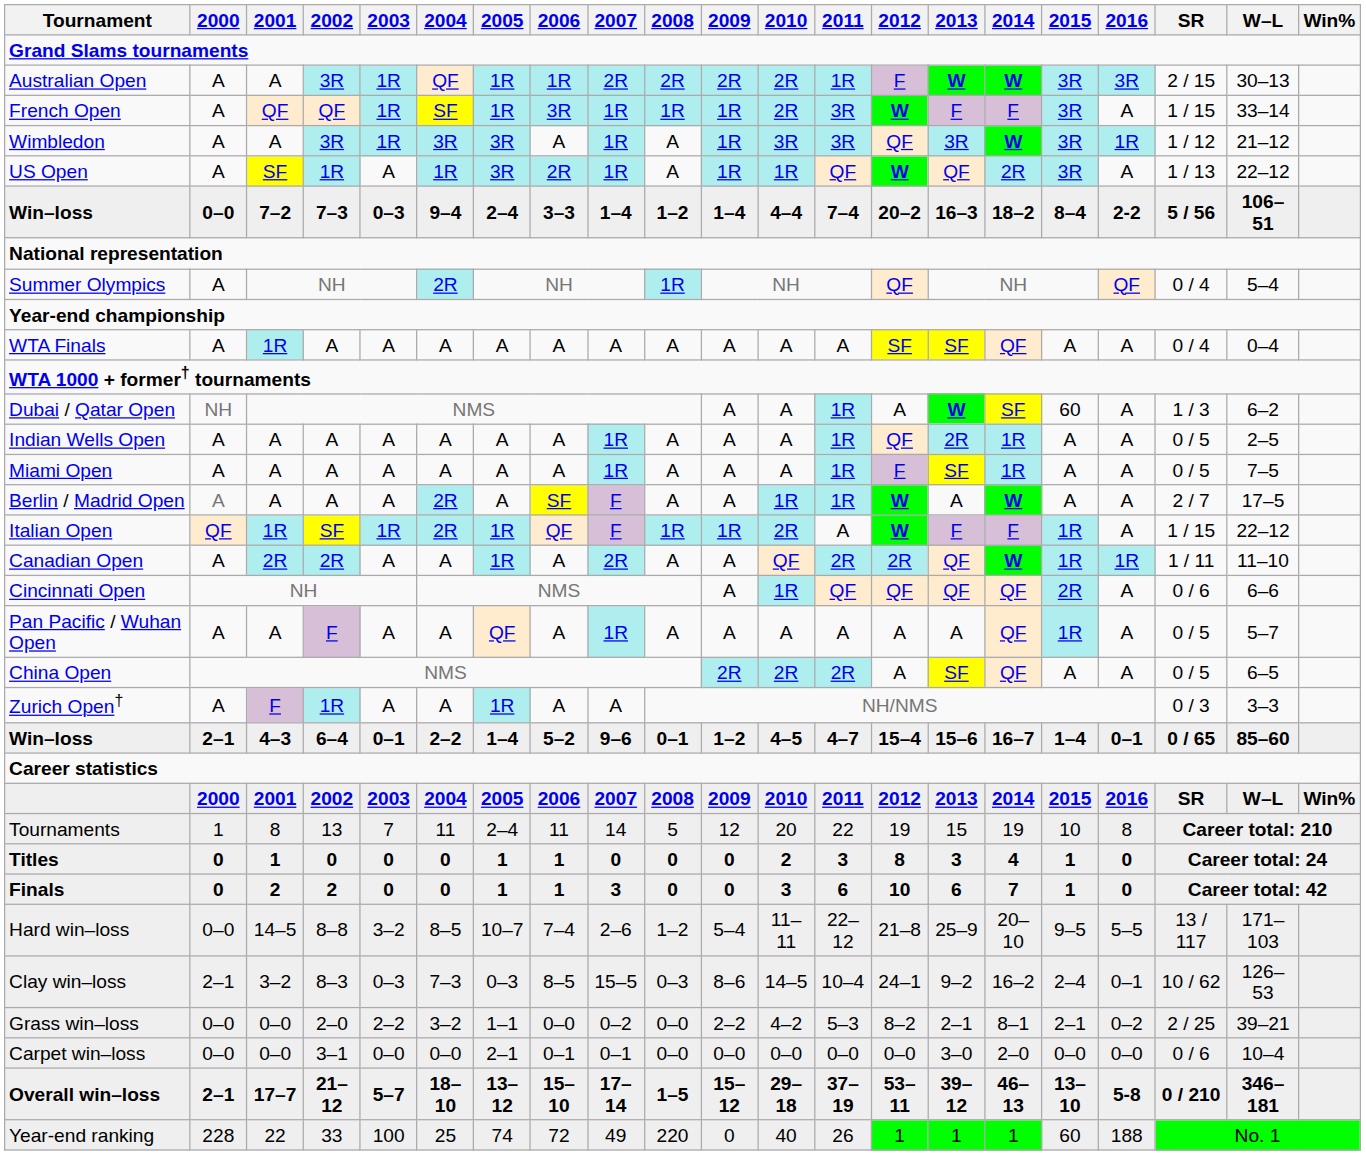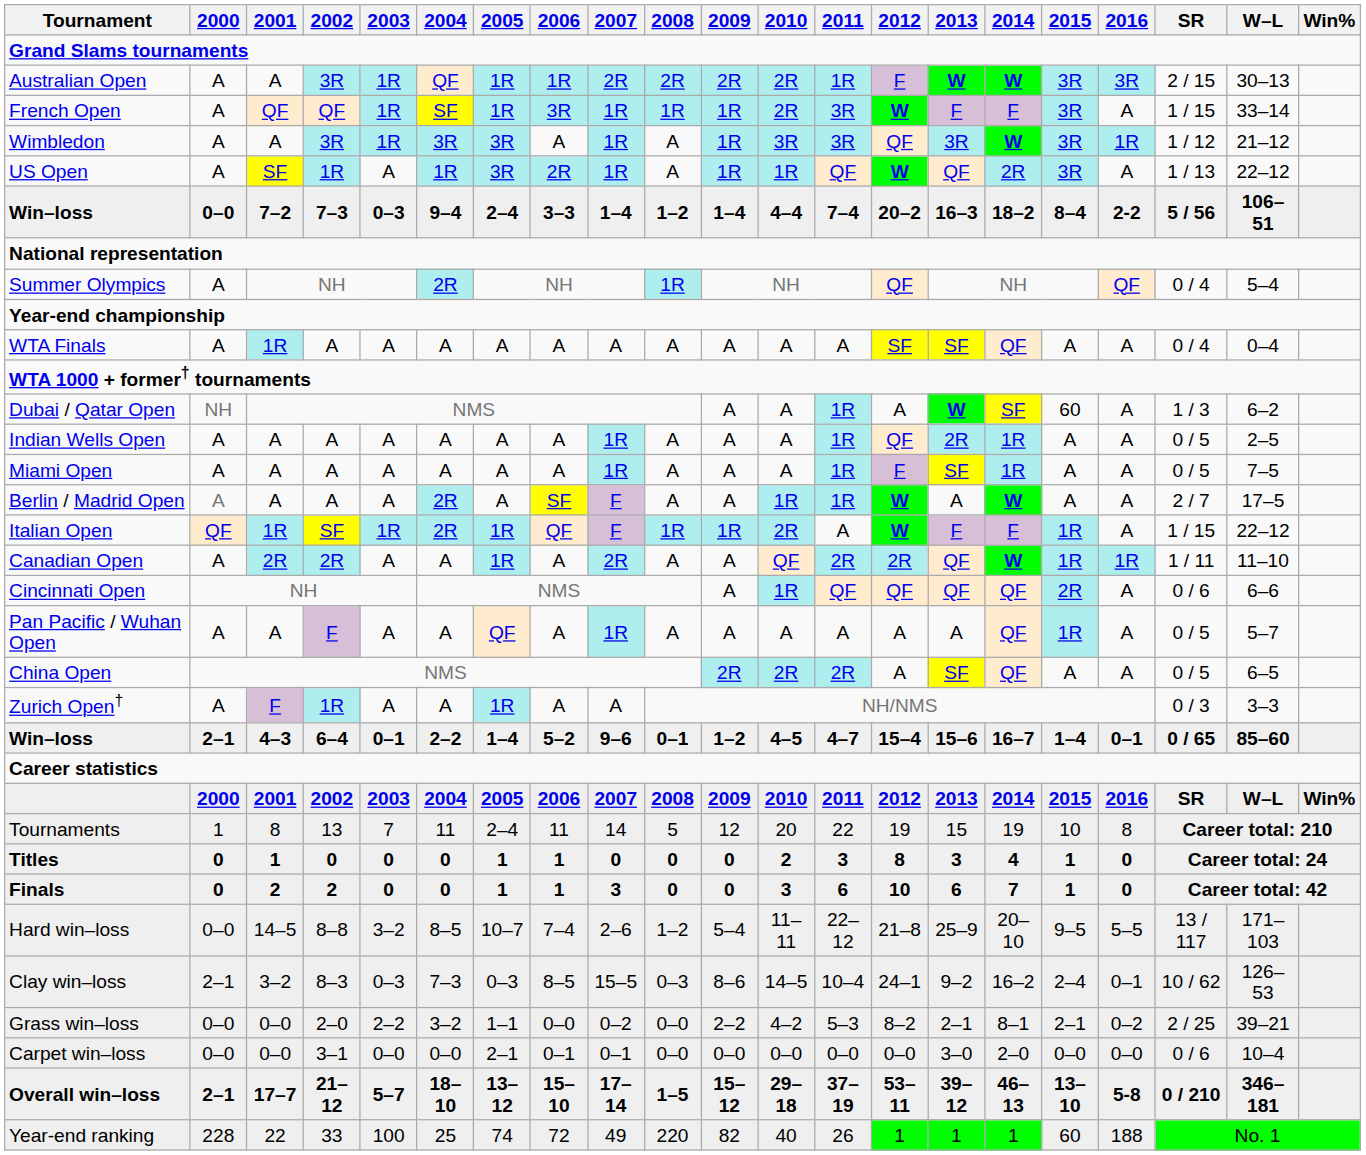(729, 1135) 0 -> (729, 1135) 82
